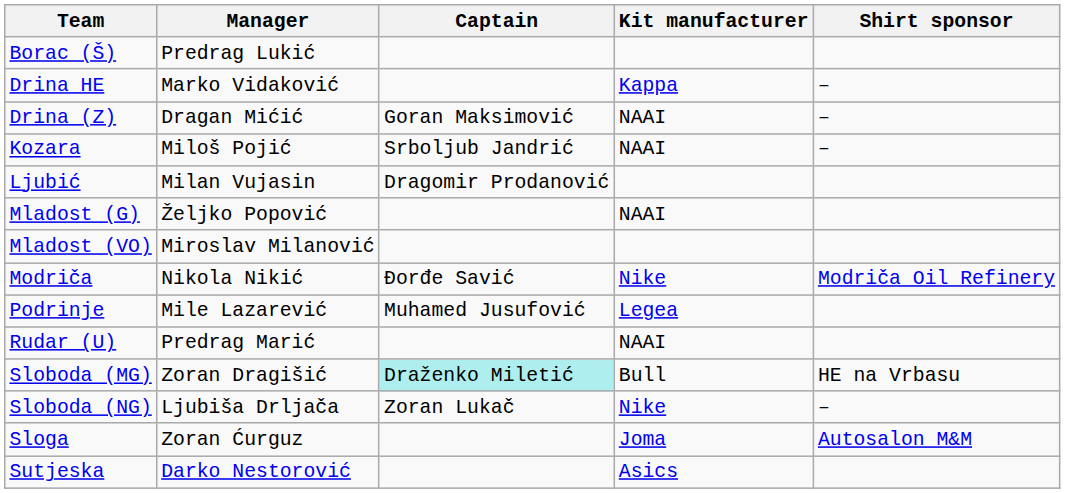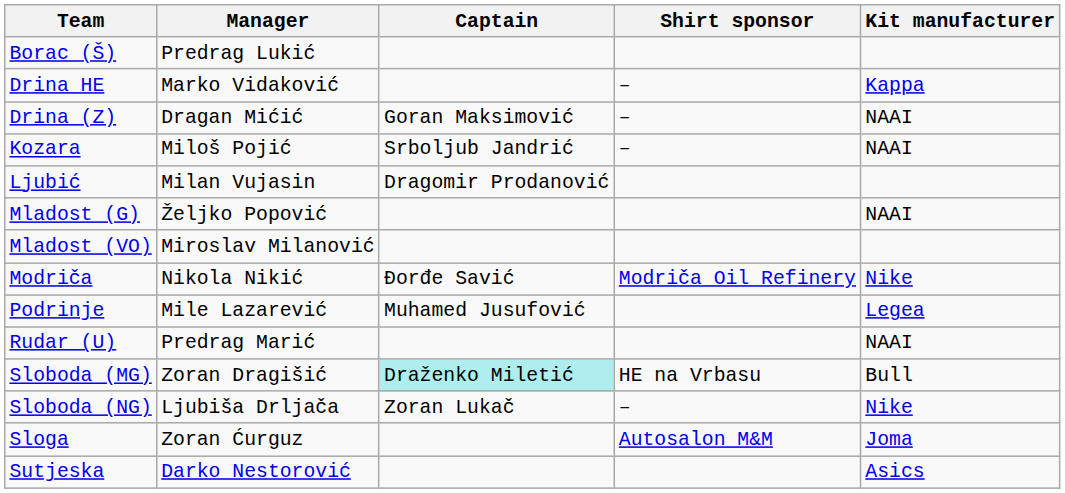columns swapped: (714, 21) <-> (936, 21)
